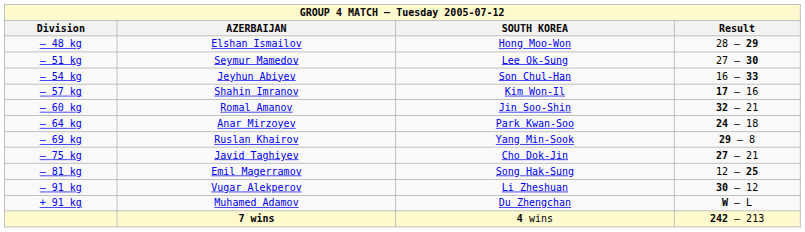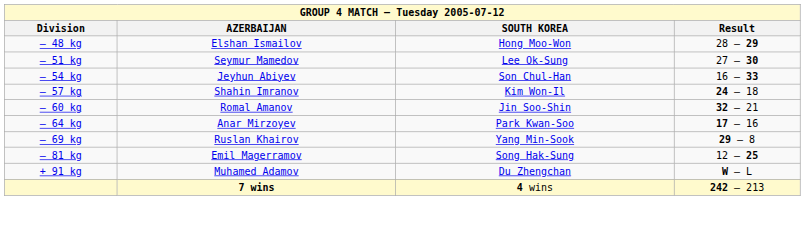(737, 92) 17 – 16 -> (737, 92) 24 – 18
(737, 124) 24 – 18 -> (737, 124) 17 – 16
- row: (61, 156)
- row: (61, 188)
